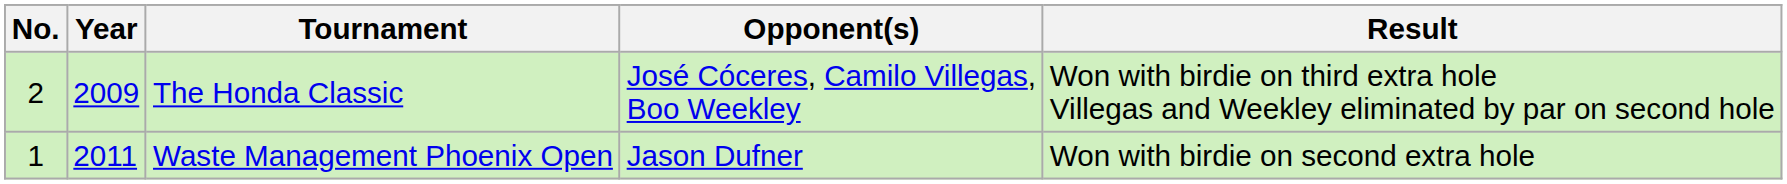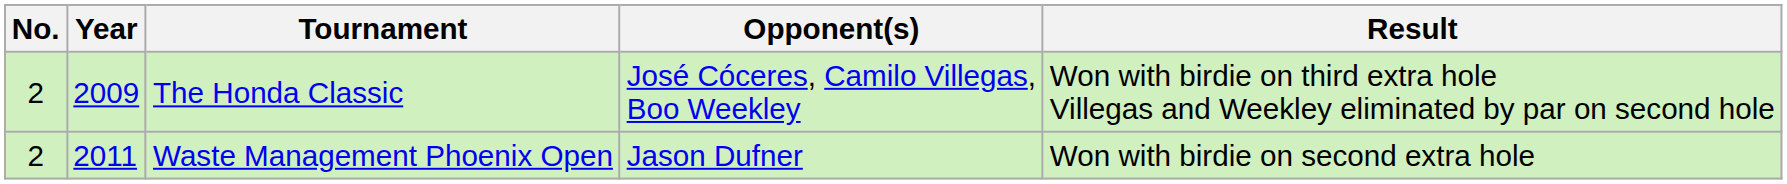(36, 156) 1 -> (36, 156) 2
